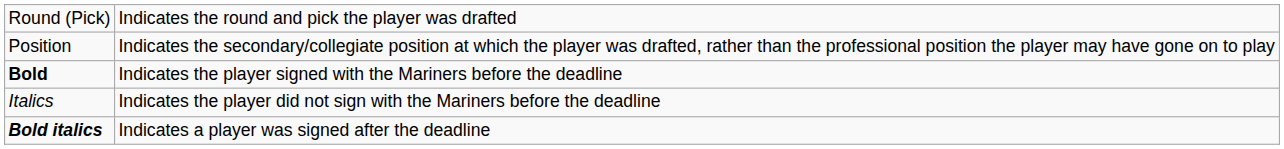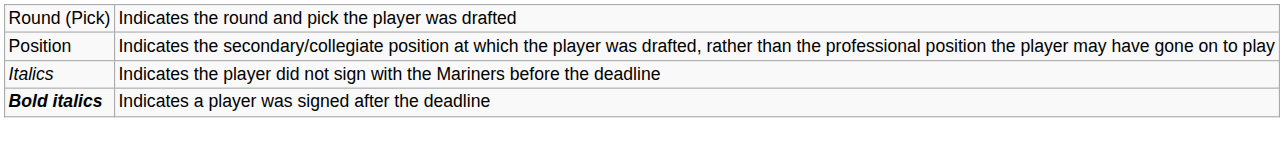- row: (28, 74)
